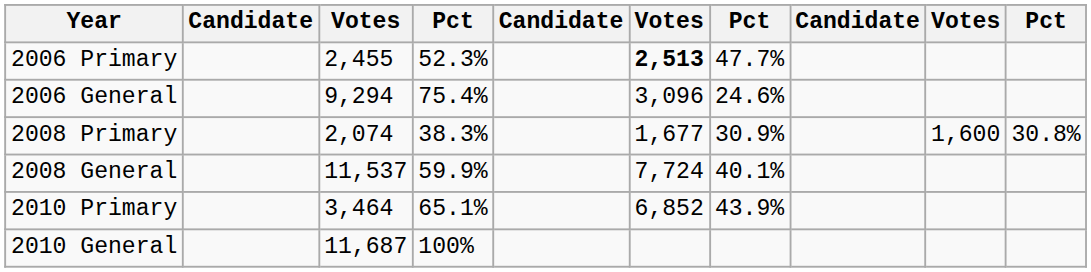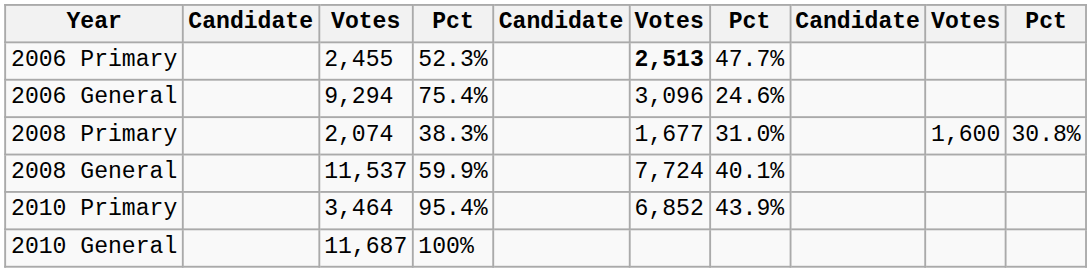(750, 135) 30.9% -> (750, 135) 31.0%
(453, 210) 65.1% -> (453, 210) 95.4%
